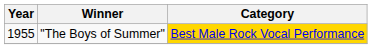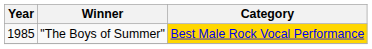(21, 33) 1955 -> (21, 33) 1985
